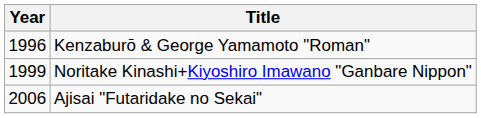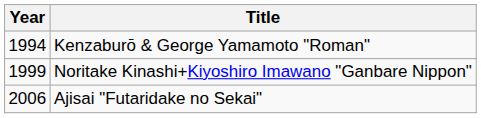(27, 44) 1996 -> (27, 44) 1994
